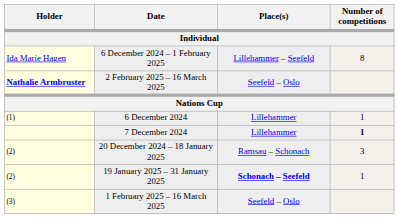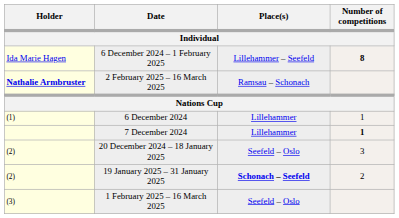(362, 58) normal -> (362, 58) bold
(274, 82) Seefeld – Oslo -> (274, 82) Ramsau – Schonach
(274, 151) Ramsau – Schonach -> (274, 151) Seefeld – Oslo
(362, 176) 1 -> (362, 176) 2
